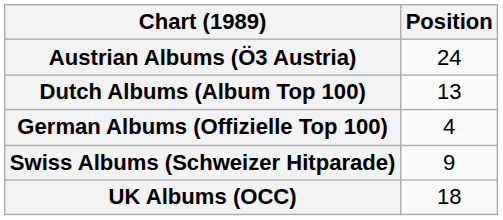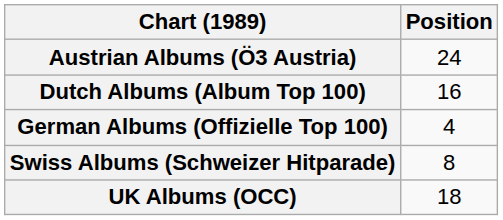(449, 92) 13 -> (449, 92) 16
(449, 162) 9 -> (449, 162) 8
